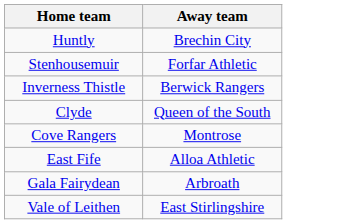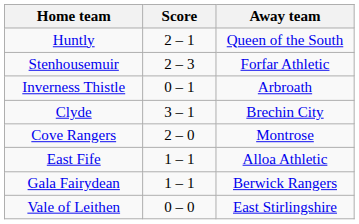+ column: (179, 16)
(212, 40) Brechin City -> (285, 40) Queen of the South
(212, 87) Berwick Rangers -> (285, 87) Arbroath
(212, 111) Queen of the South -> (285, 111) Brechin City
(212, 183) Arbroath -> (285, 183) Berwick Rangers
